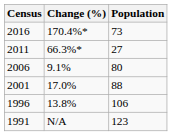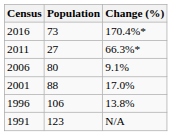columns swapped: (138, 13) <-> (76, 13)
